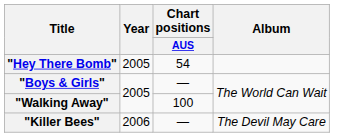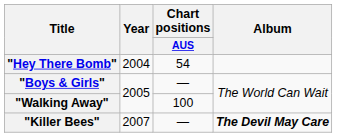(136, 64) 2005 -> (136, 64) 2004
(136, 122) 2006 -> (136, 122) 2007
(271, 122) normal -> (273, 122) bold
